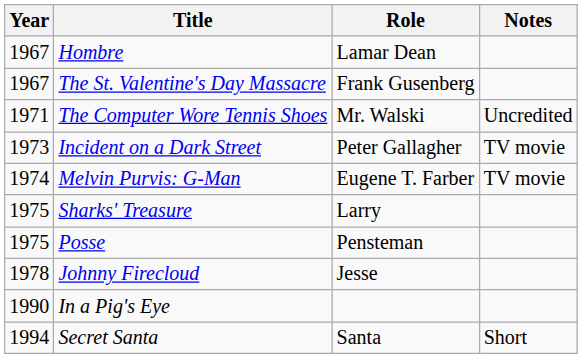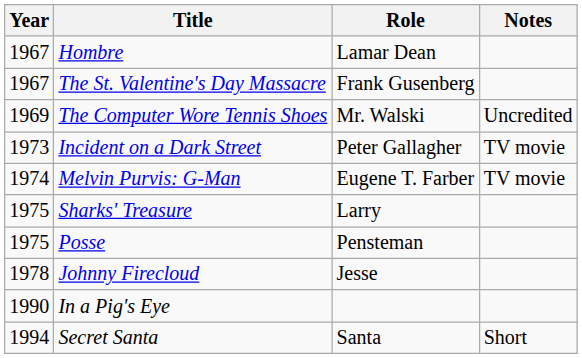(29, 115) 1971 -> (29, 115) 1969
